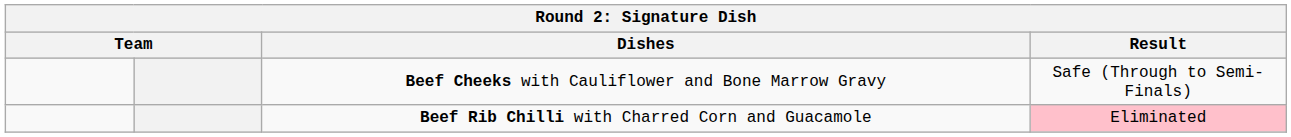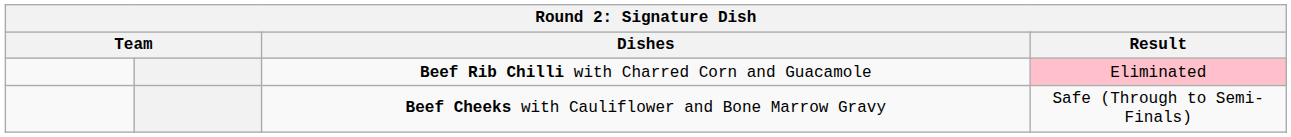rows swapped: (646, 81) <-> (646, 118)
